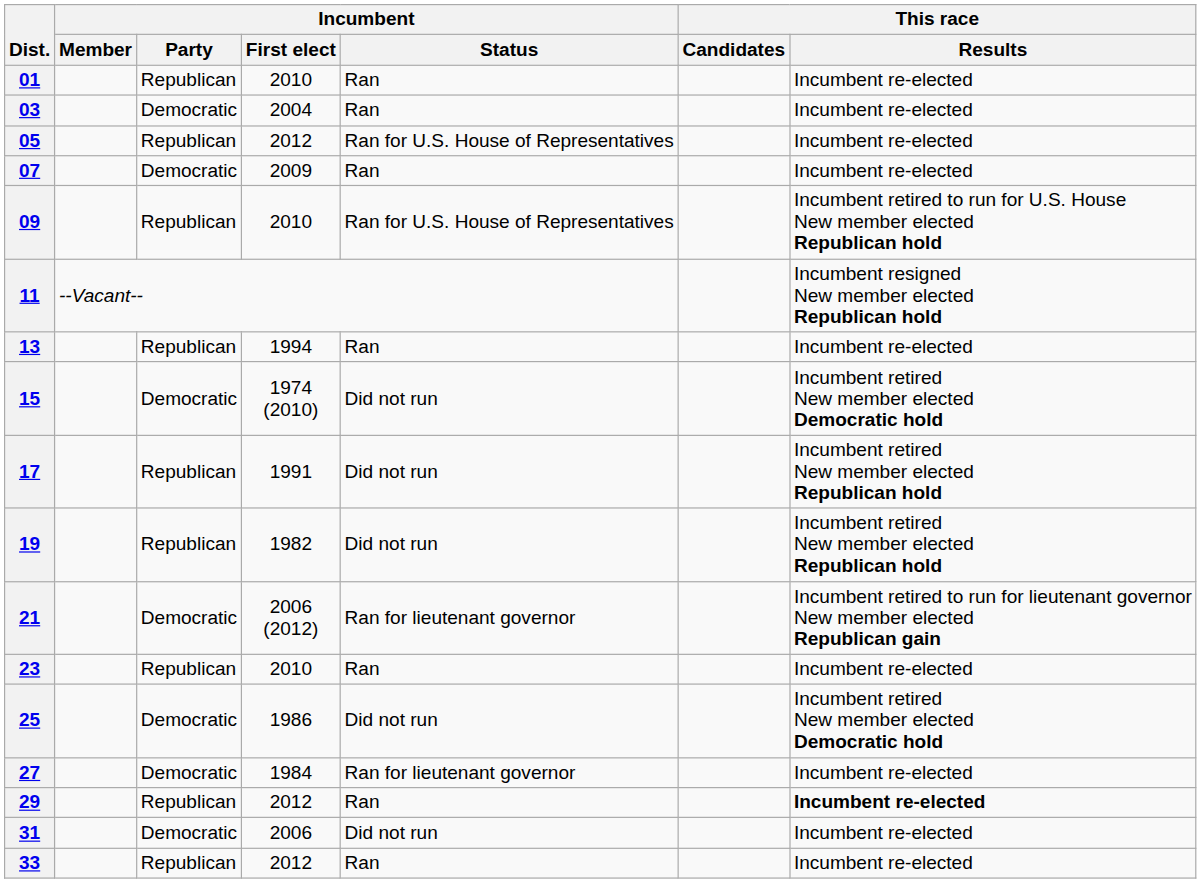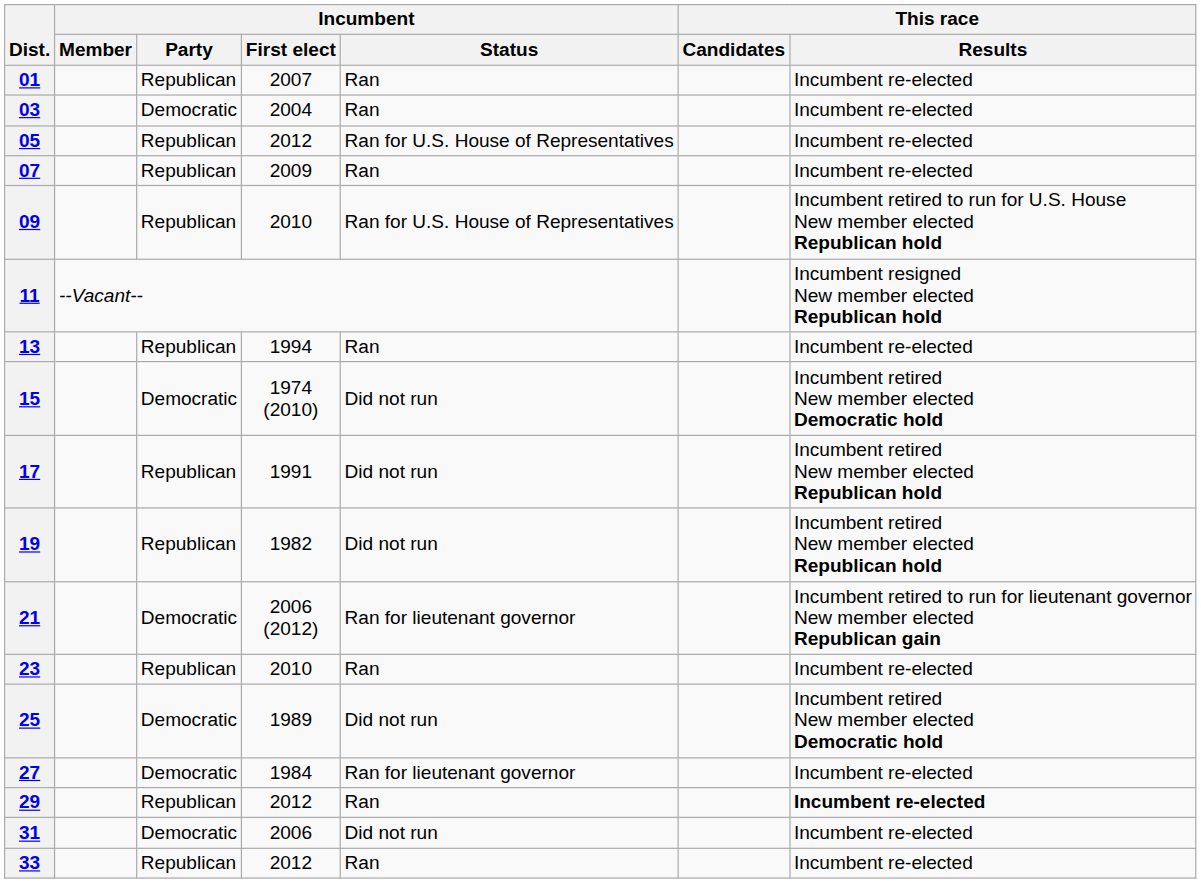(291, 79) 2010 -> (291, 79) 2007
(189, 170) Democratic -> (188, 170) Republican
(291, 720) 1986 -> (291, 720) 1989
